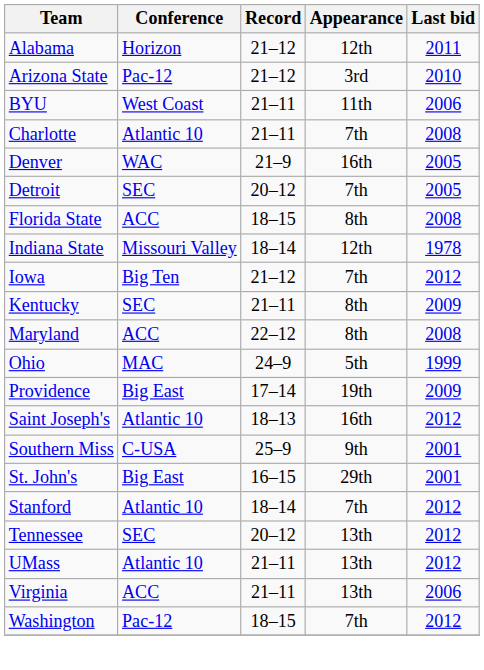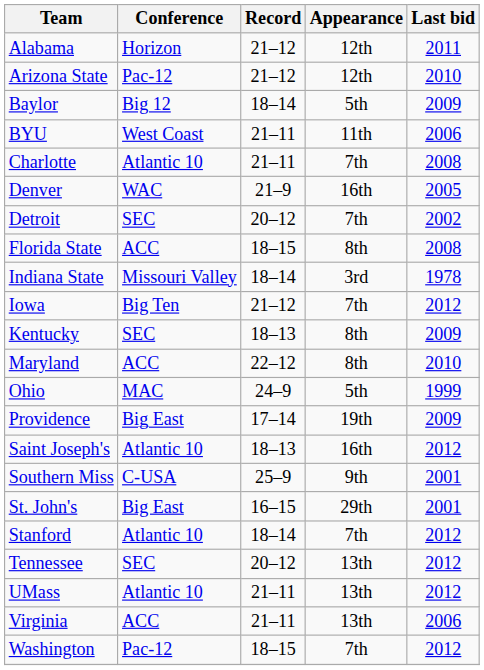(356, 76) 3rd -> (356, 76) 12th
+ row: (33, 104)
(443, 190) 2005 -> (443, 219) 2002
(356, 248) 12th -> (356, 276) 3rd
(273, 305) 21–11 -> (273, 334) 18–13
(443, 334) 2008 -> (443, 362) 2010
